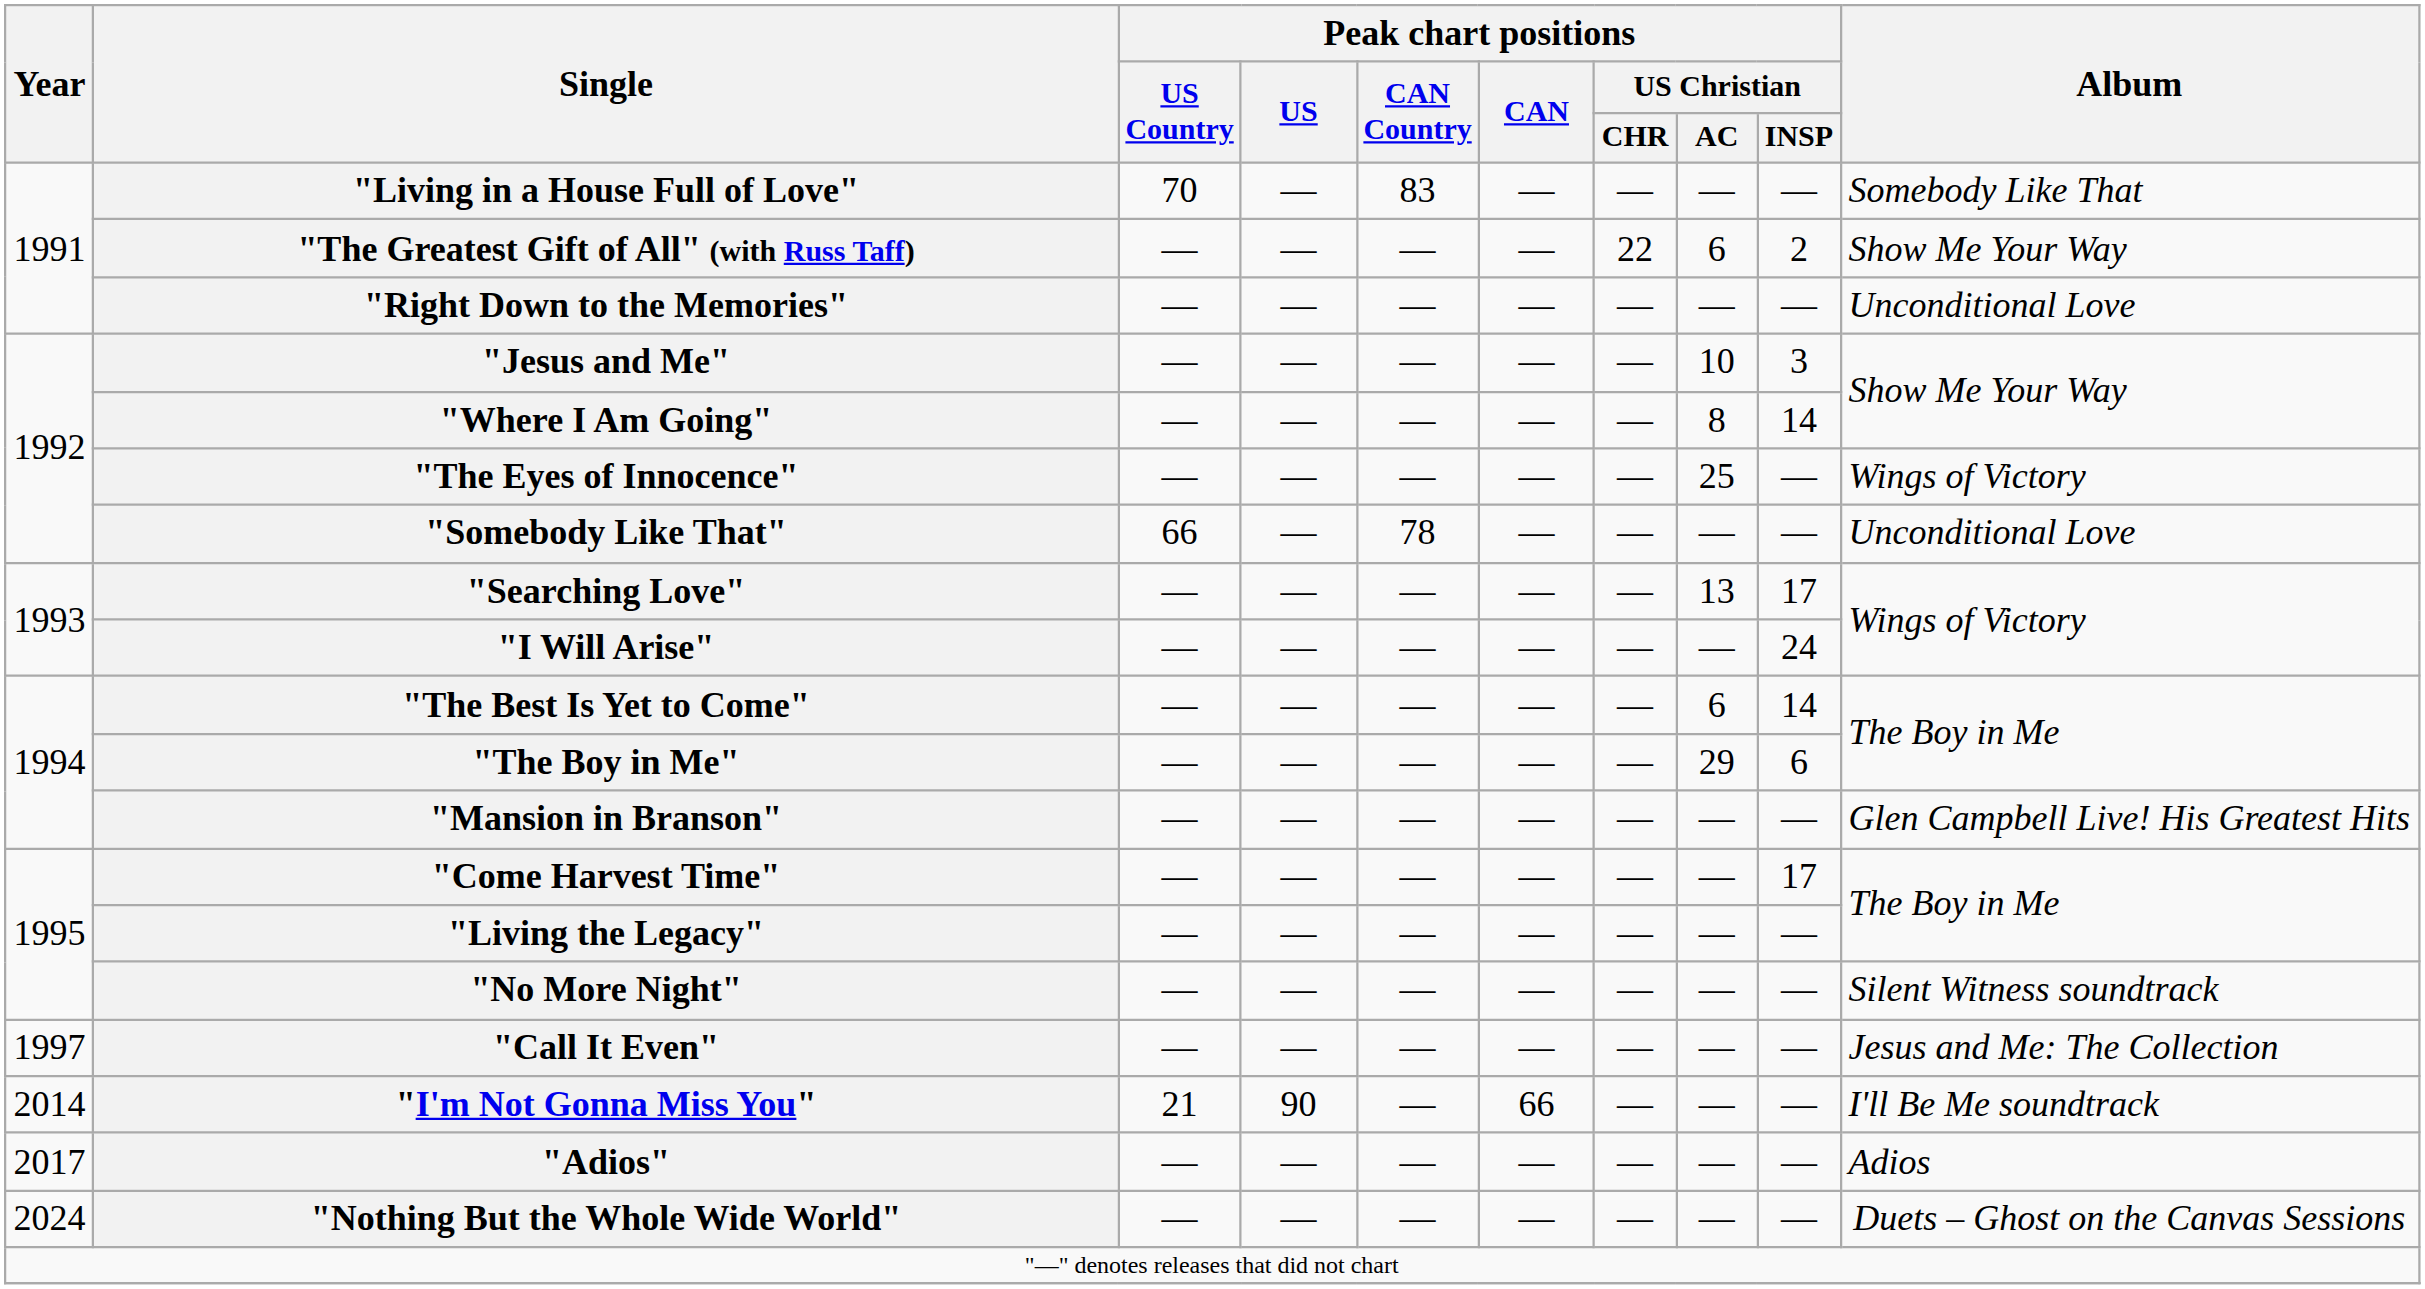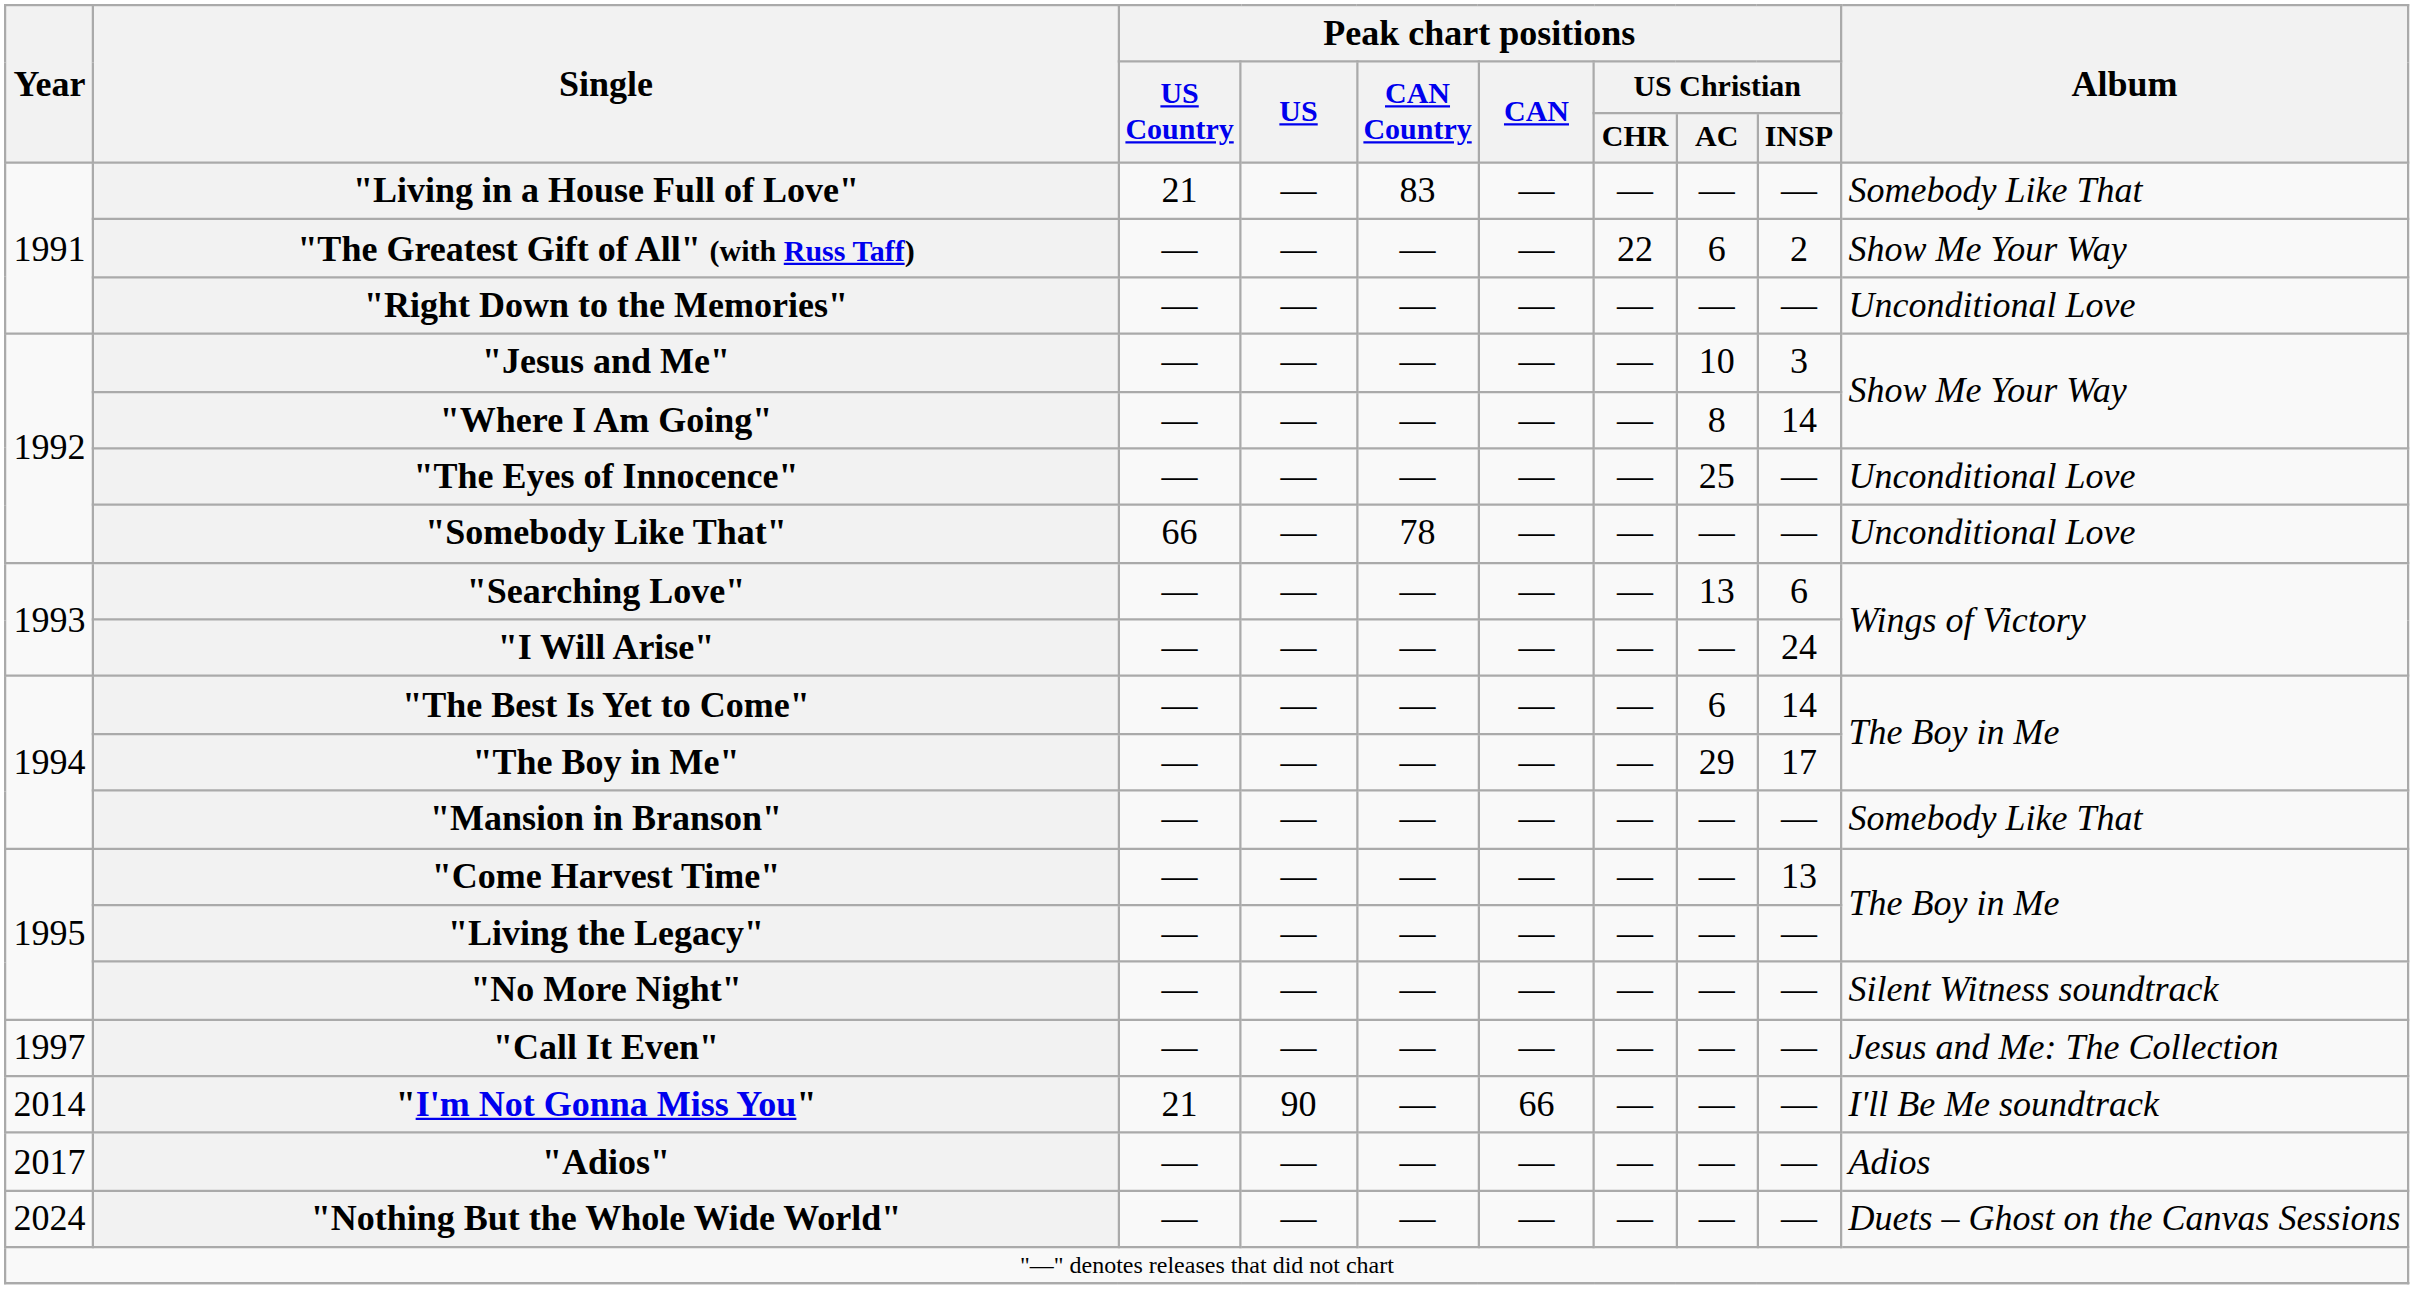(1180, 190) 70 -> (1180, 190) 21
(1967, 476) Wings of Victory -> (1992, 476) Unconditional Love
(1799, 590) 17 -> (1799, 590) 6
(1799, 761) 6 -> (1799, 761) 17
(2129, 818) Glen Campbell Live! His Greatest Hits -> (1995, 818) Somebody Like That
(1799, 875) 17 -> (1799, 875) 13
